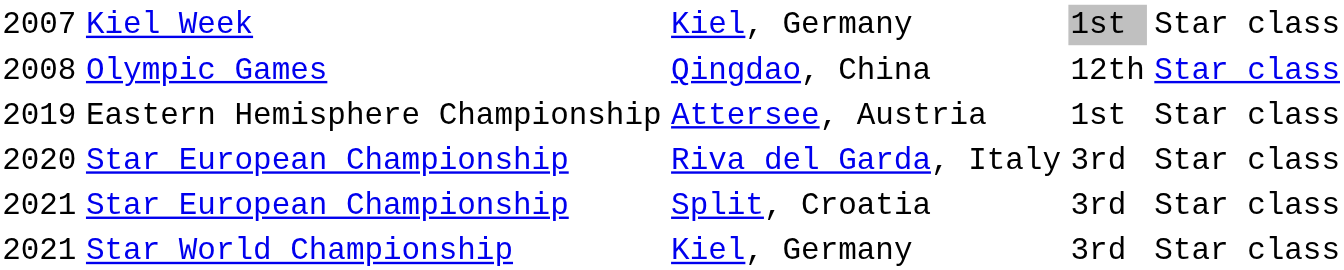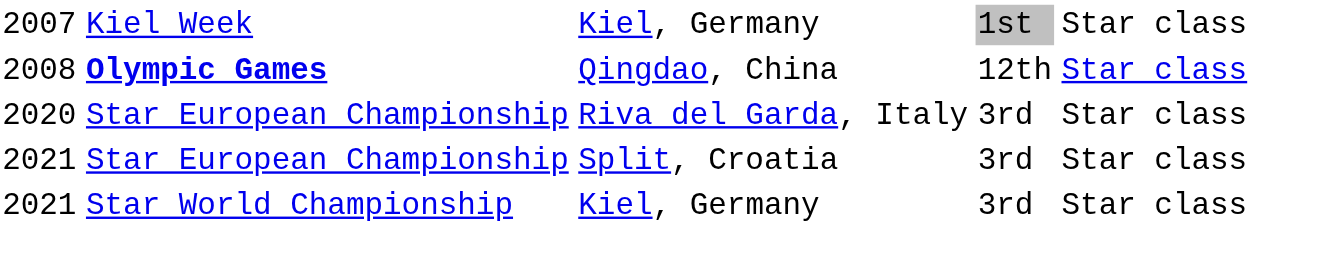(207, 70) normal -> (207, 70) bold
- row: (39, 115)
